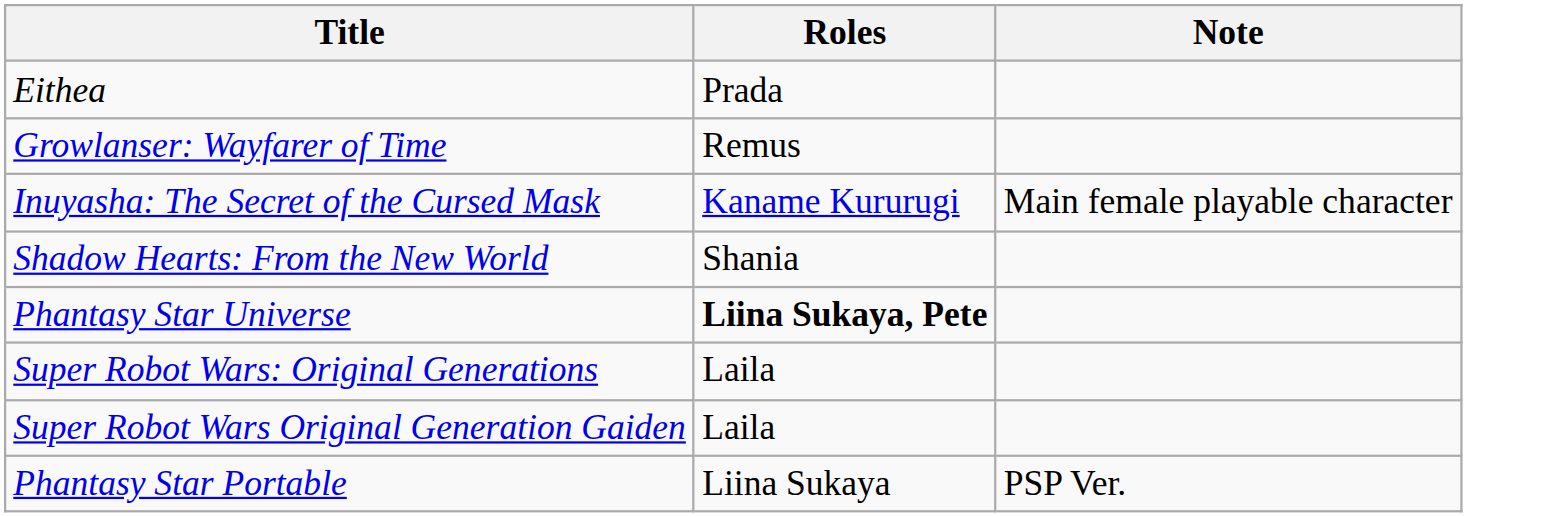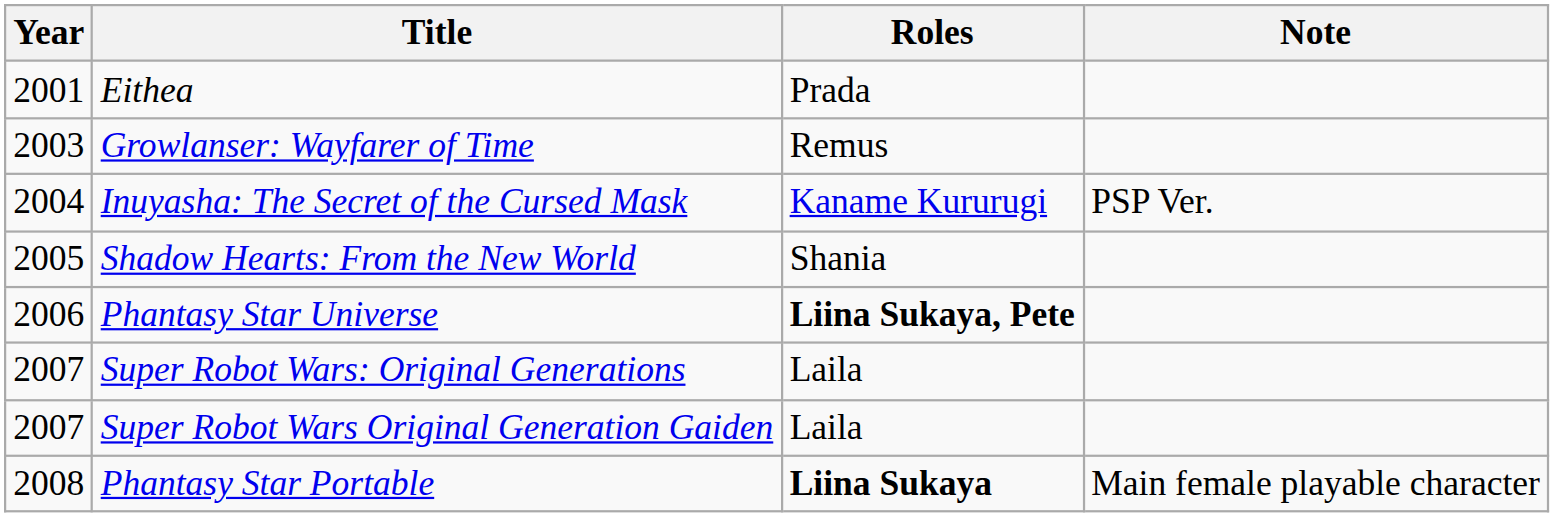+ column: (49, 32)
(1228, 201) Main female playable character -> (1152, 201) PSP Ver.
(796, 483) normal -> (891, 483) bold
(1065, 483) PSP Ver. -> (1316, 483) Main female playable character
